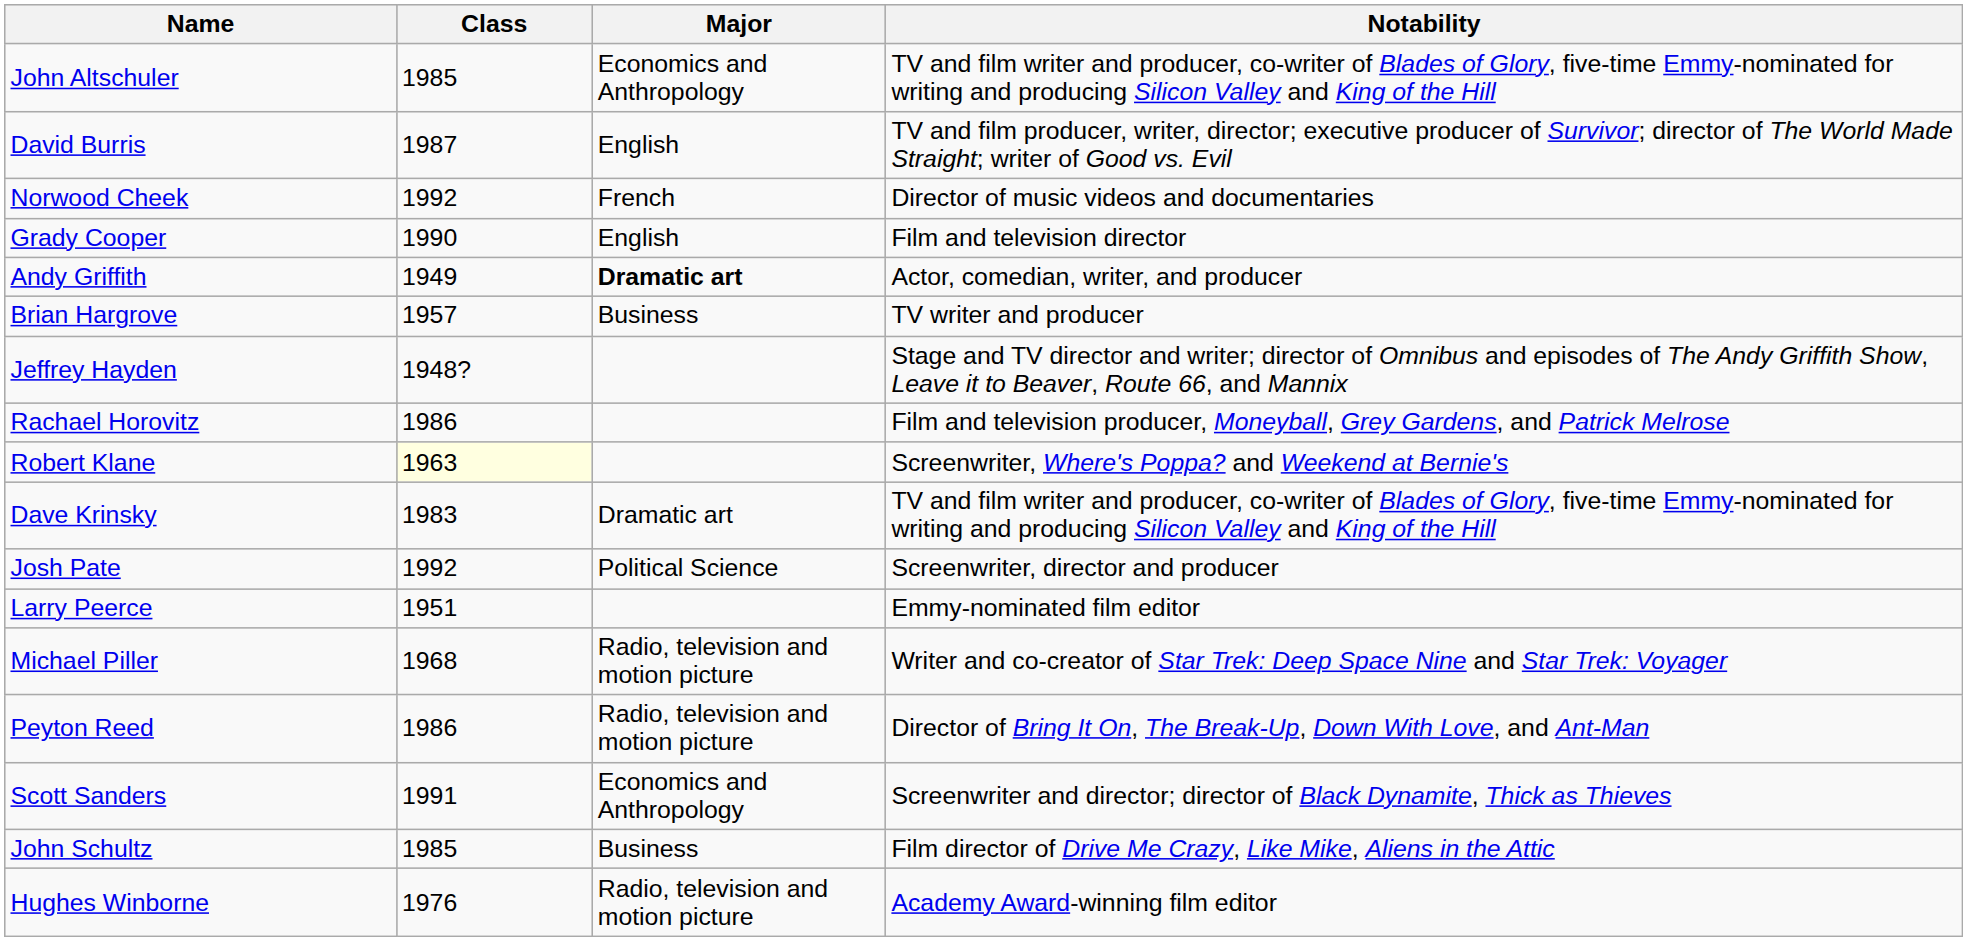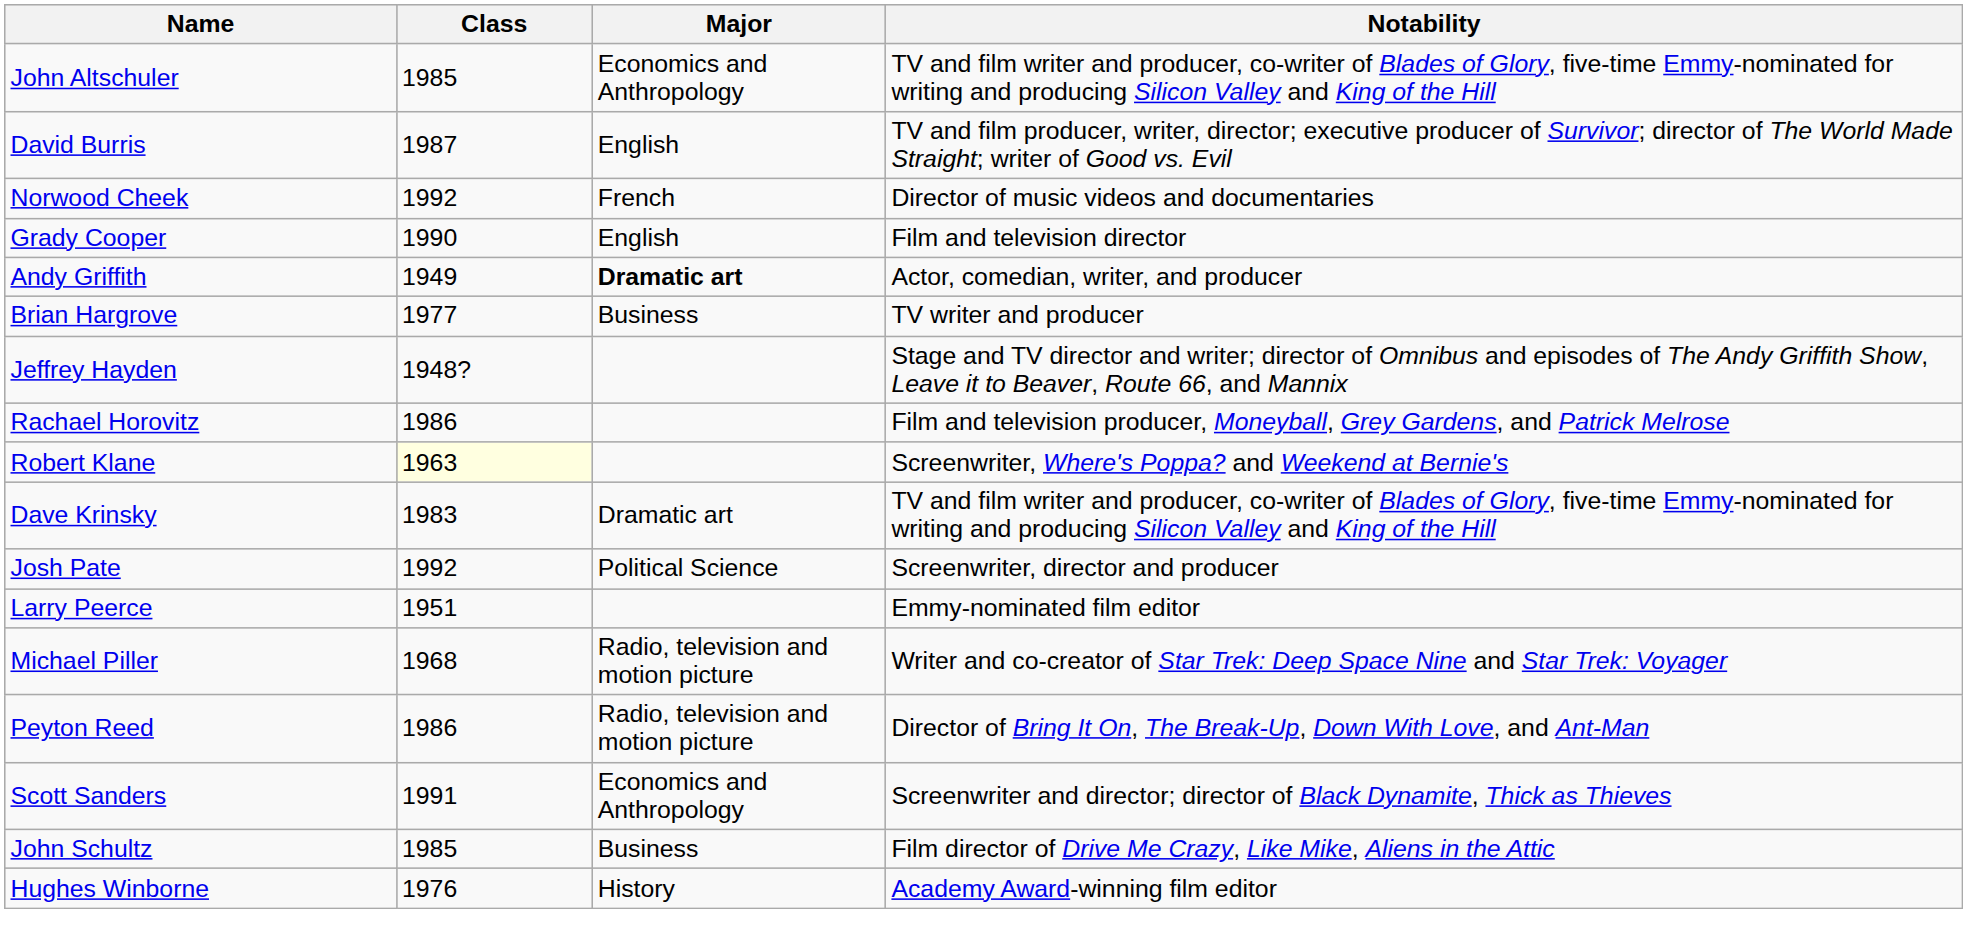(430, 315) 1957 -> (430, 315) 1977
(713, 902) Radio, television and motion picture -> (636, 888) History
